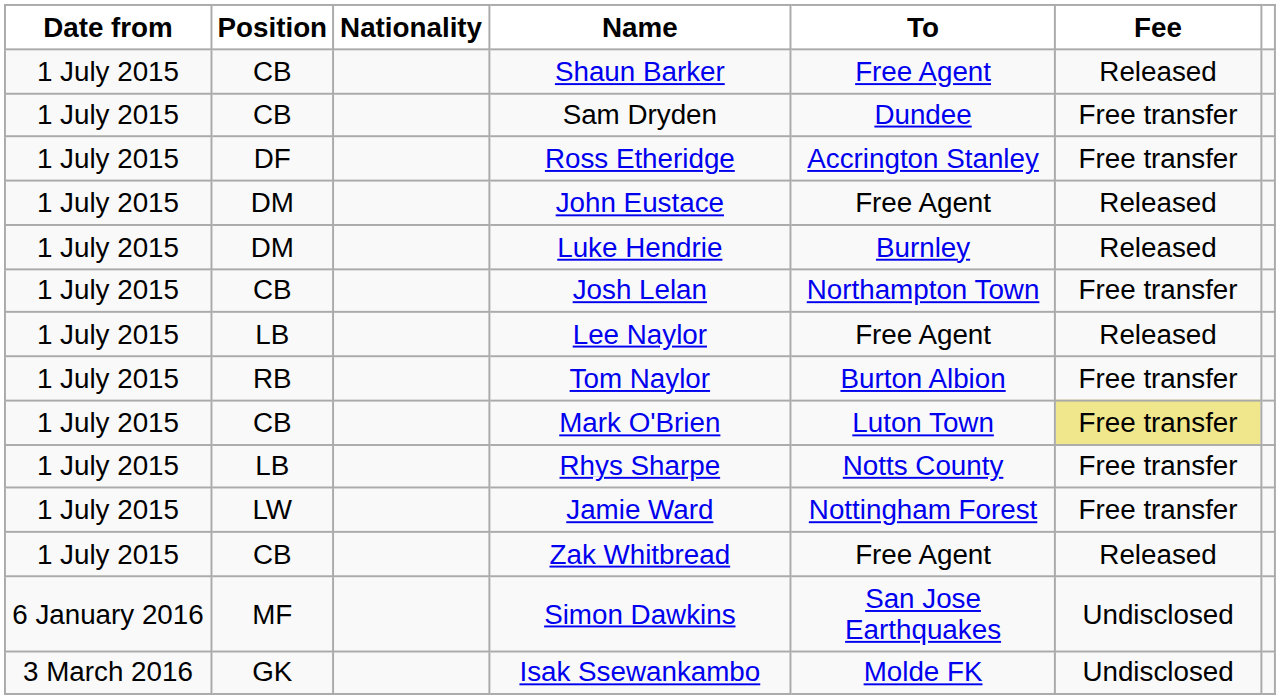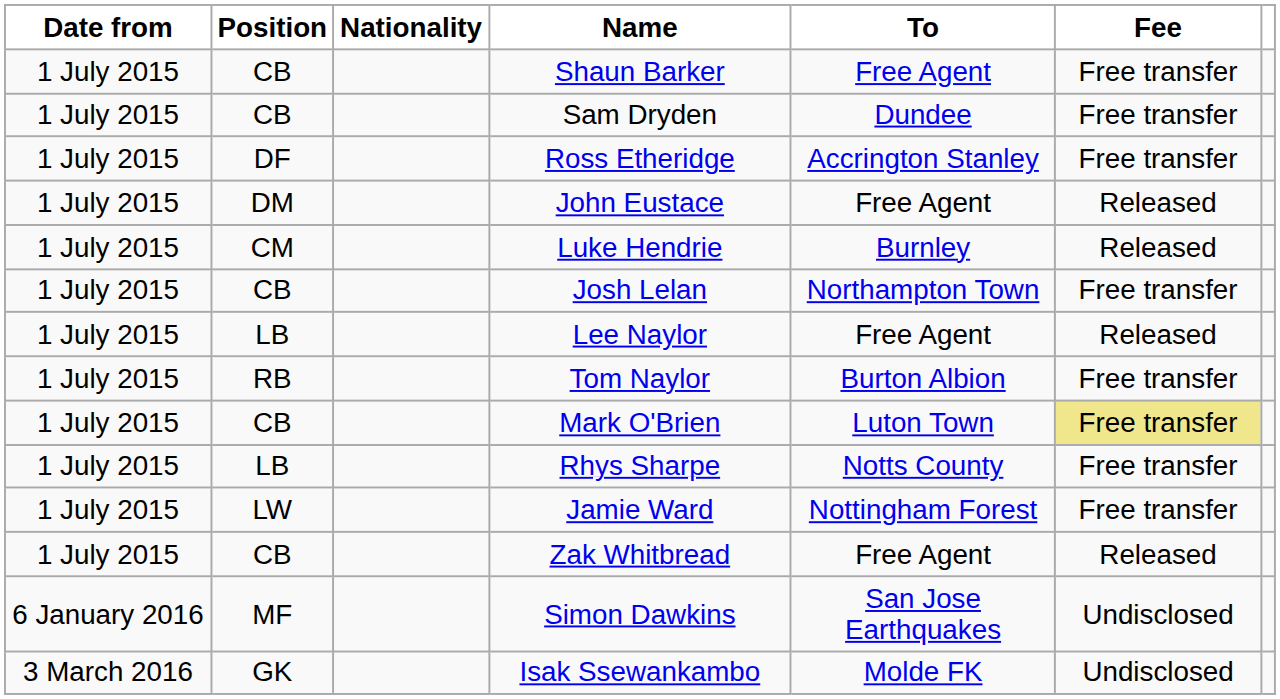(1158, 71) Released -> (1158, 71) Free transfer
(272, 247) DM -> (272, 247) CM
